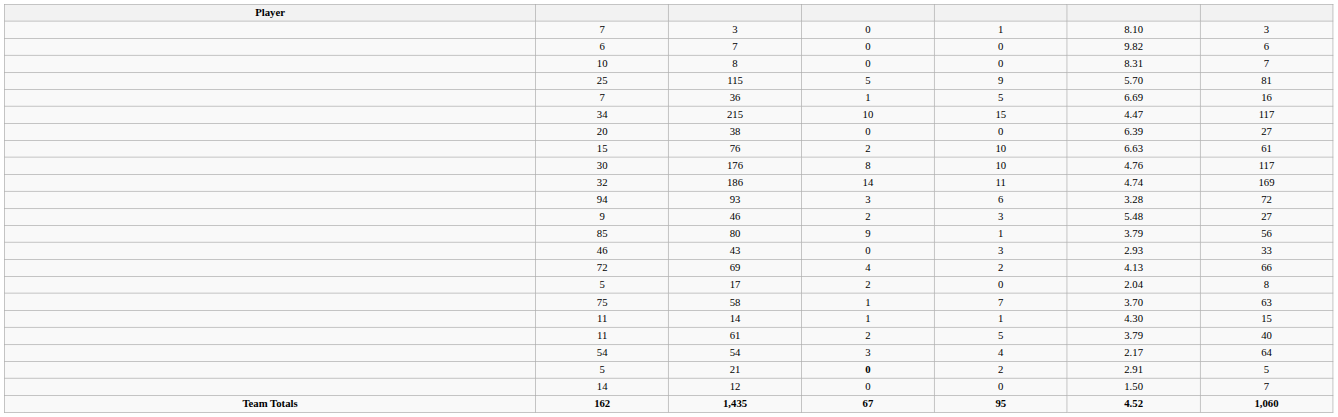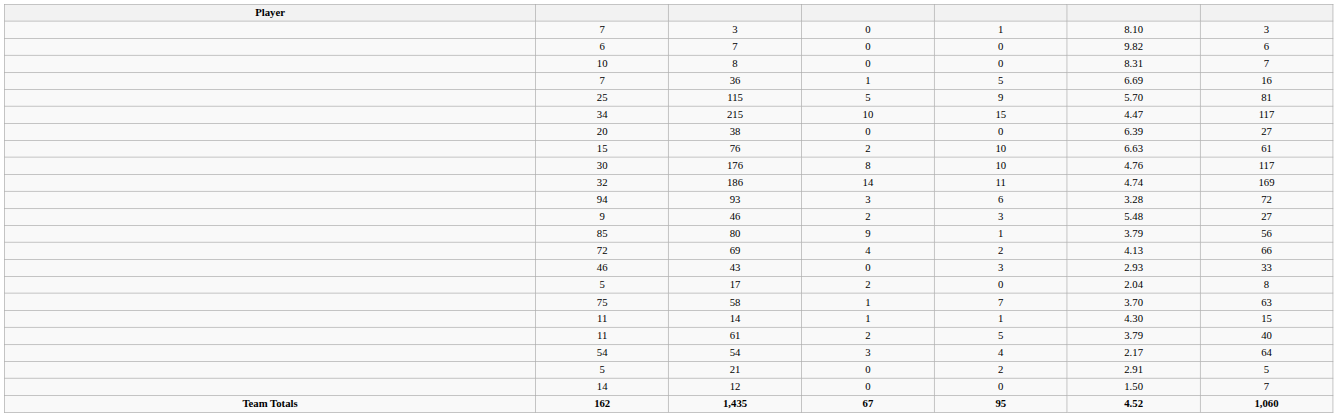rows swapped: (735, 81) <-> (735, 98)
rows swapped: (735, 251) <-> (735, 268)
(868, 370) bold -> (868, 370) normal
